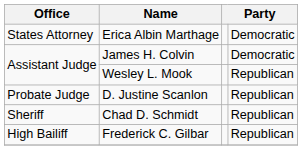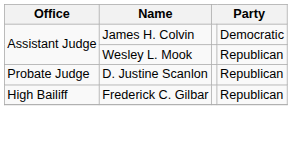- row: (161, 34)
- row: (150, 114)
